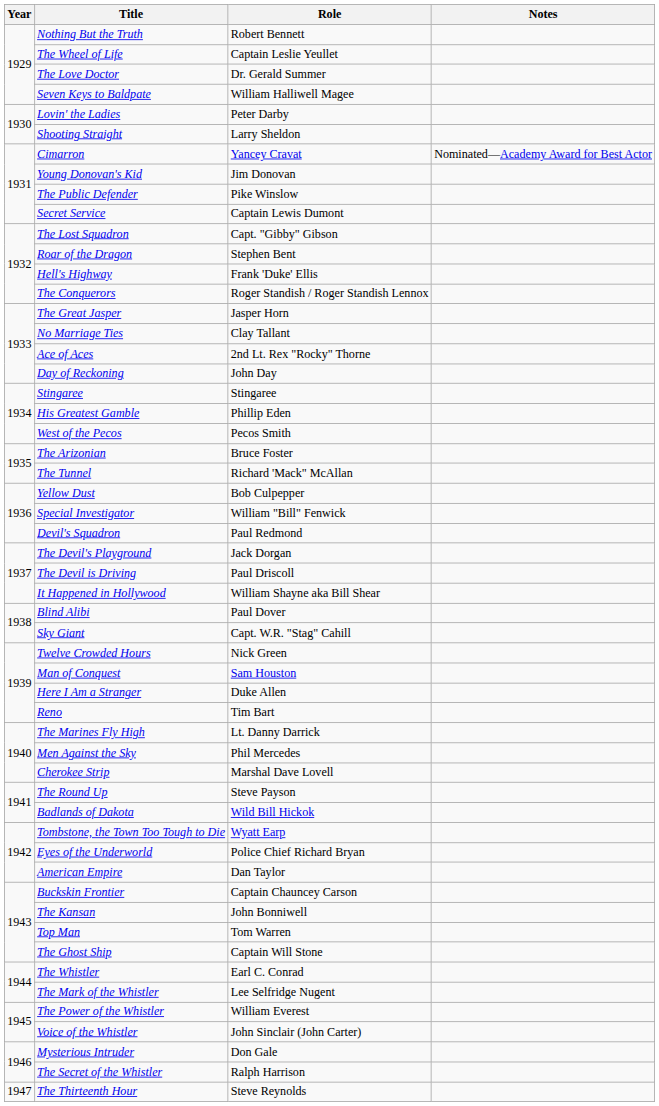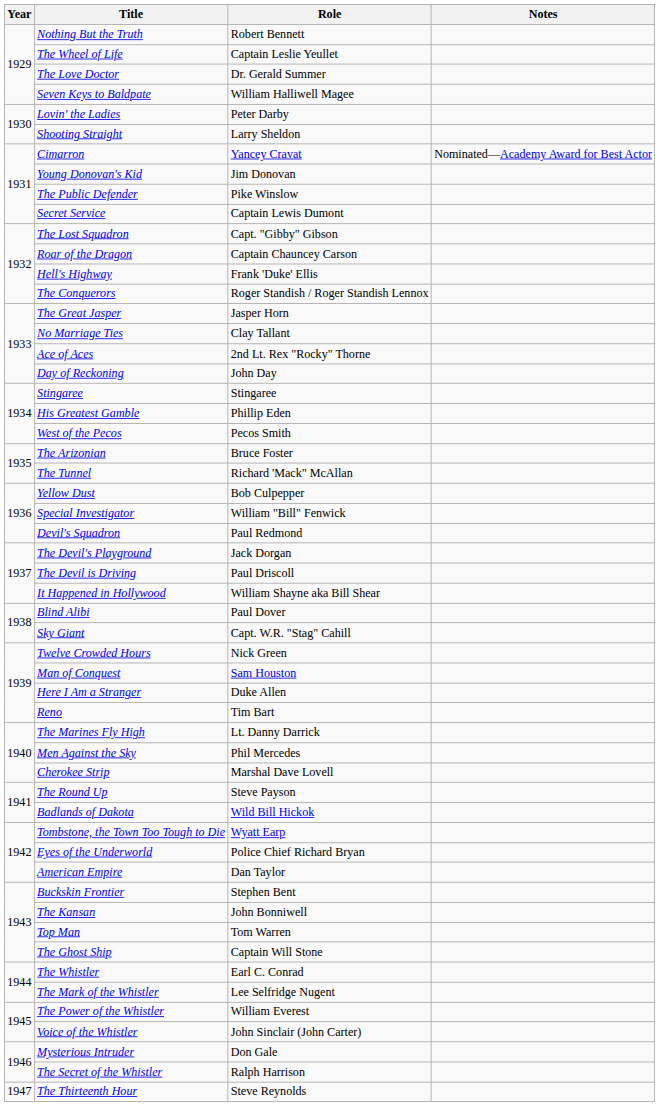(263, 254) Stephen Bent -> (294, 254) Captain Chauncey Carson
(294, 892) Captain Chauncey Carson -> (263, 892) Stephen Bent
